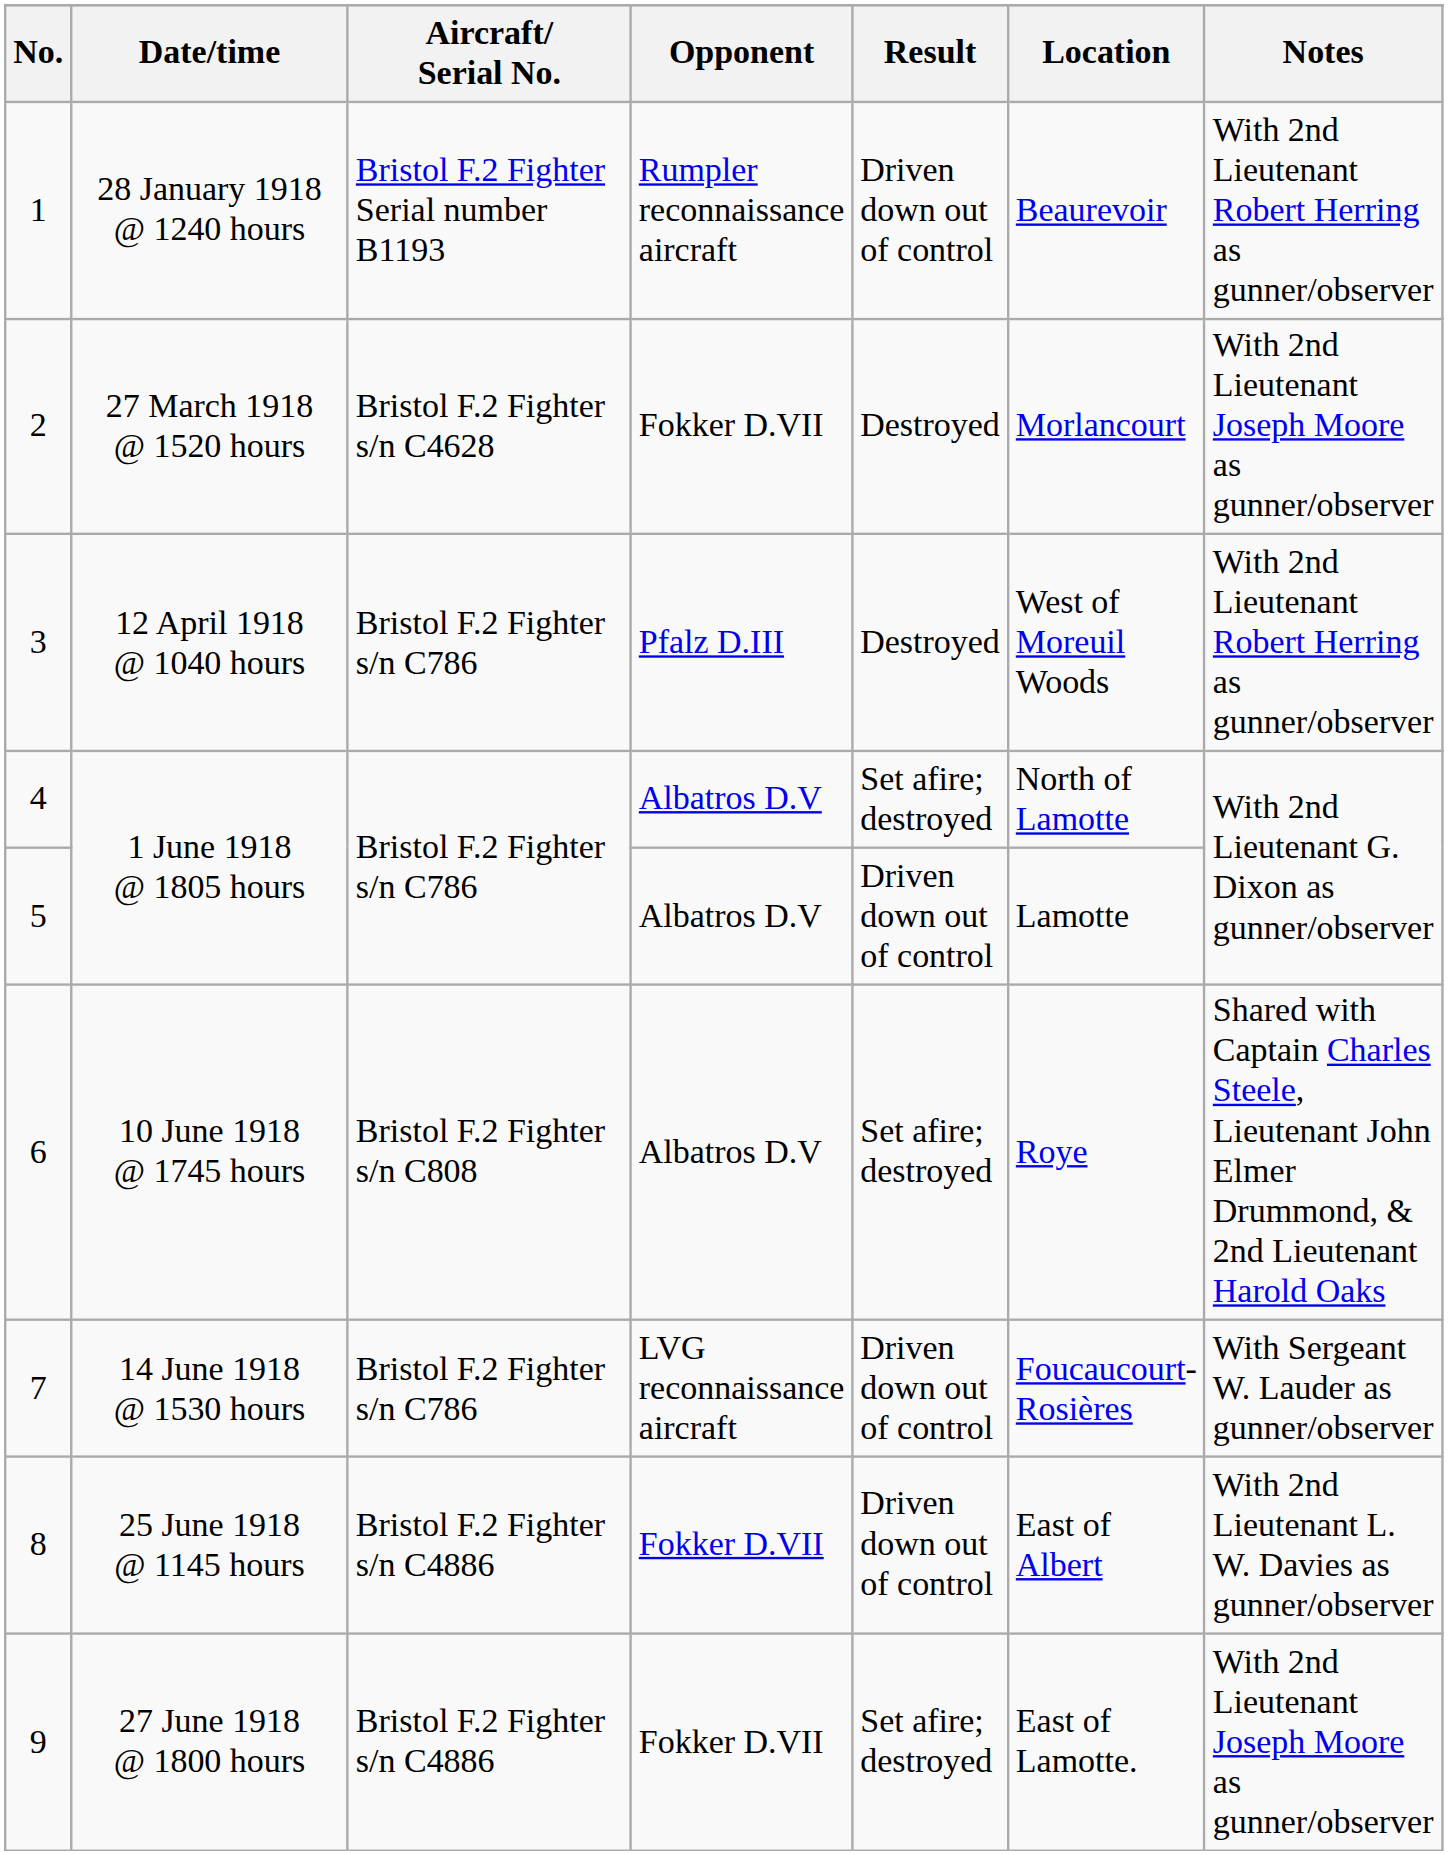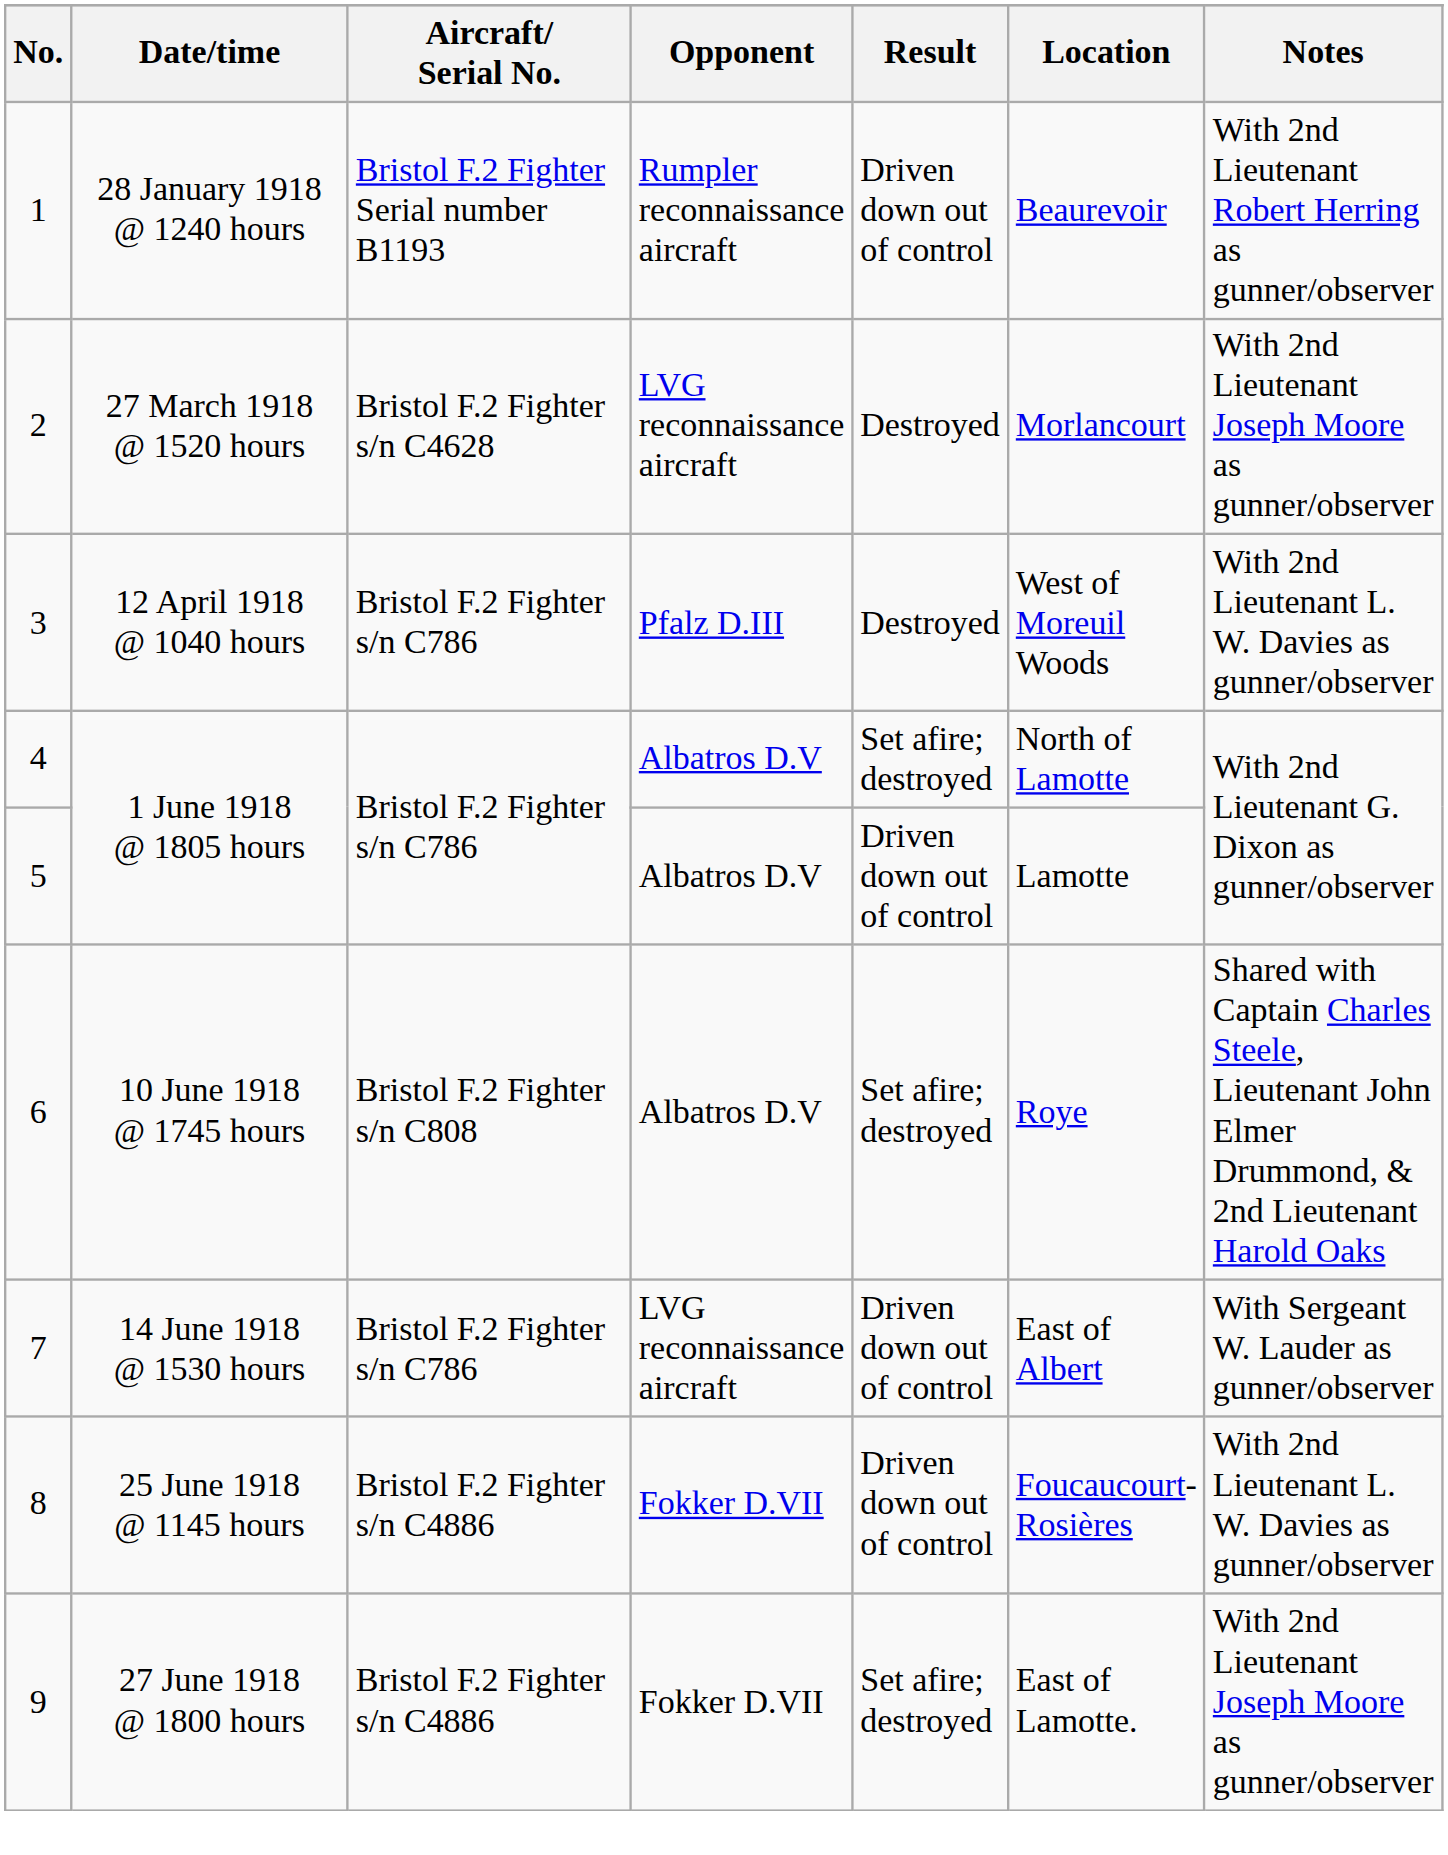(731, 425) Fokker D.VII -> (742, 425) LVG reconnaissance aircraft
(1323, 642) With 2nd Lieutenant Robert Herring as gunner/observer -> (1323, 622) With 2nd Lieutenant L. W. Davies as gunner/observer
(1106, 1388) Foucaucourt-Rosières -> (1063, 1348) East of Albert
(1063, 1544) East of Albert -> (1106, 1504) Foucaucourt-Rosières
